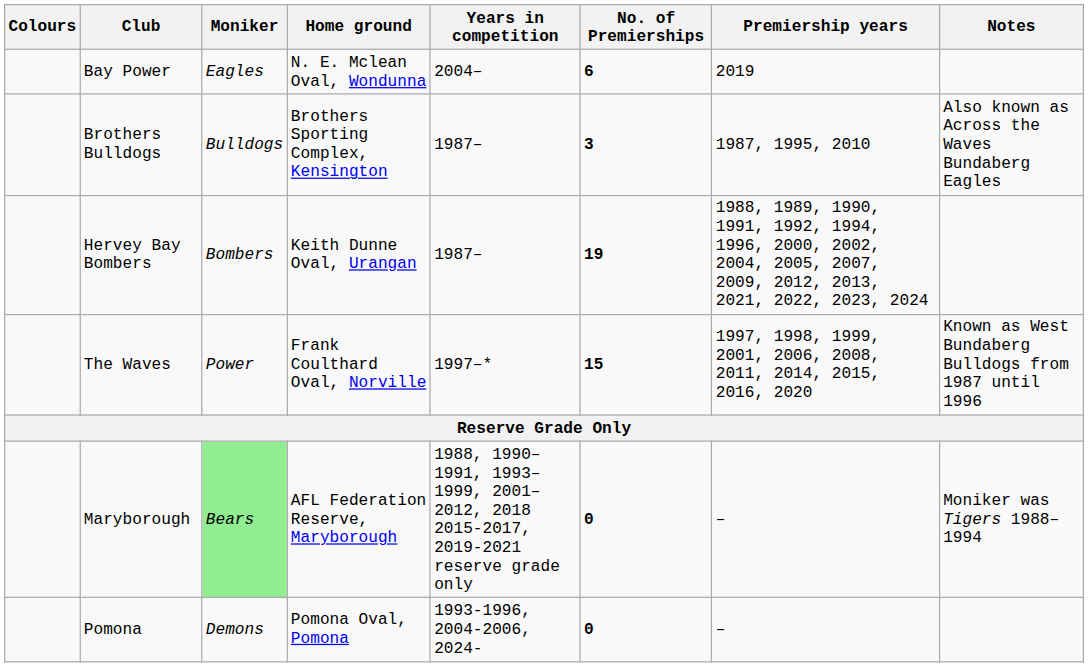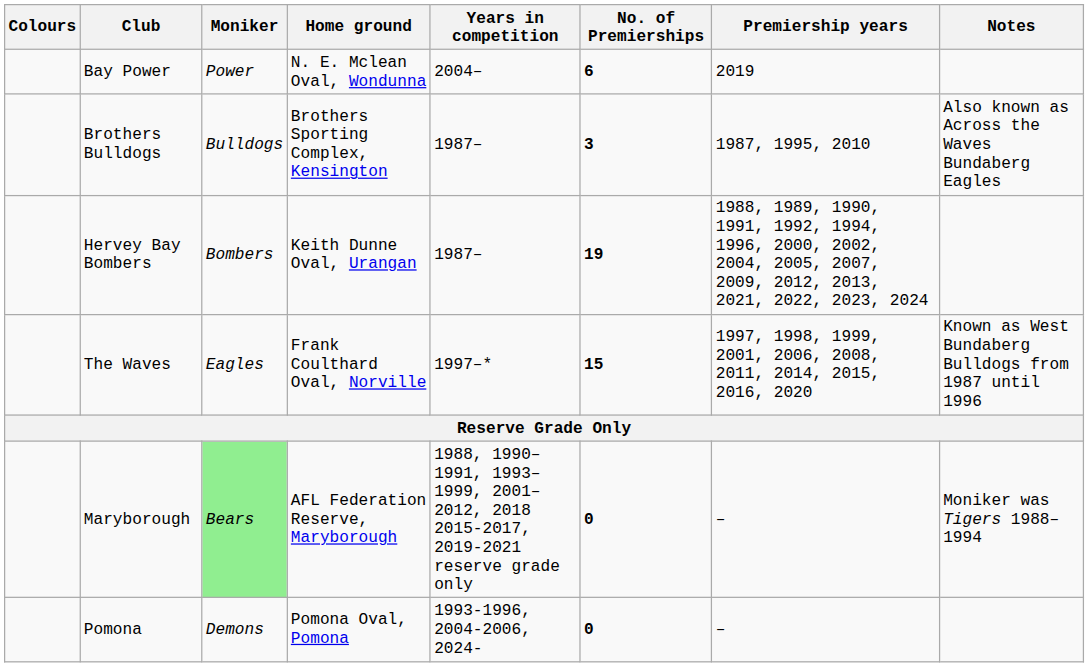(235, 72) Eagles -> (230, 72) Power
(230, 365) Power -> (235, 365) Eagles
